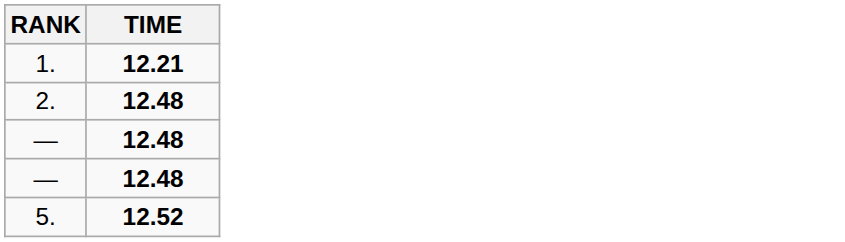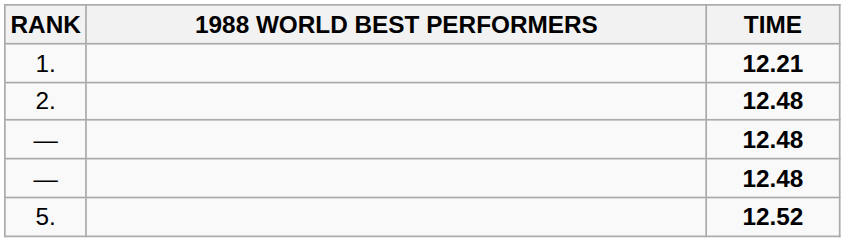+ column: (396, 24)
